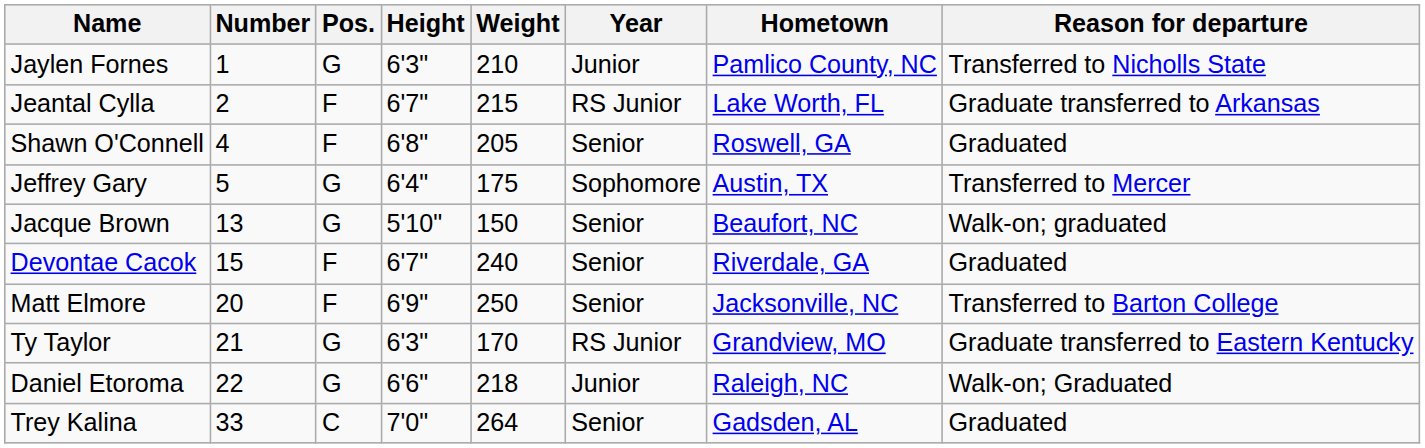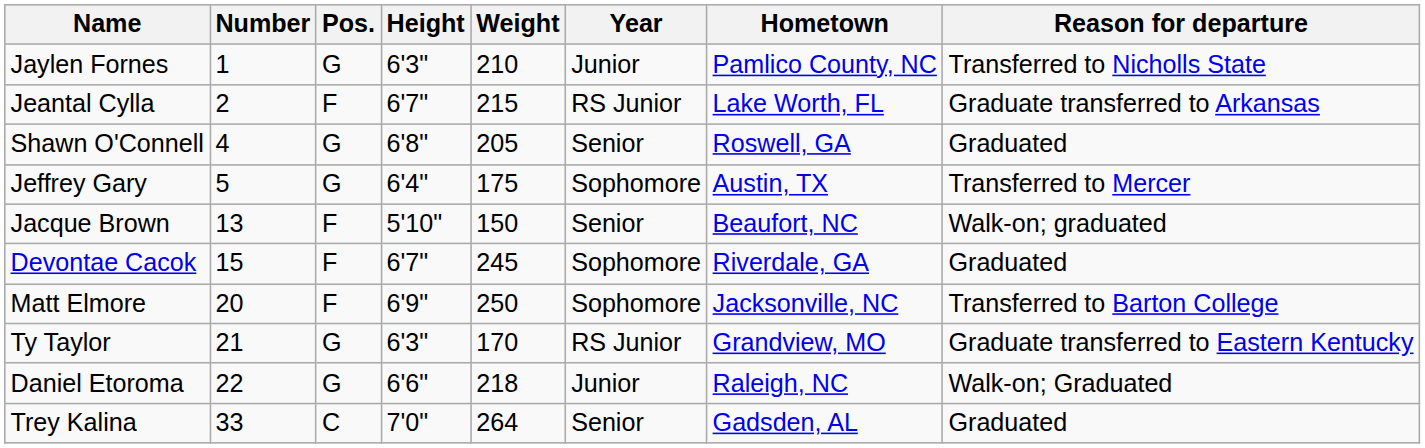(330, 143) F -> (332, 143) G
(332, 223) G -> (330, 223) F
(497, 263) 240 -> (497, 263) 245
(607, 263) Senior -> (636, 263) Sophomore
(607, 303) Senior -> (636, 303) Sophomore
